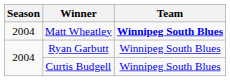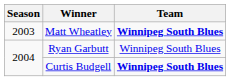(23, 31) 2004 -> (23, 31) 2003
(170, 66) normal -> (170, 66) bold
